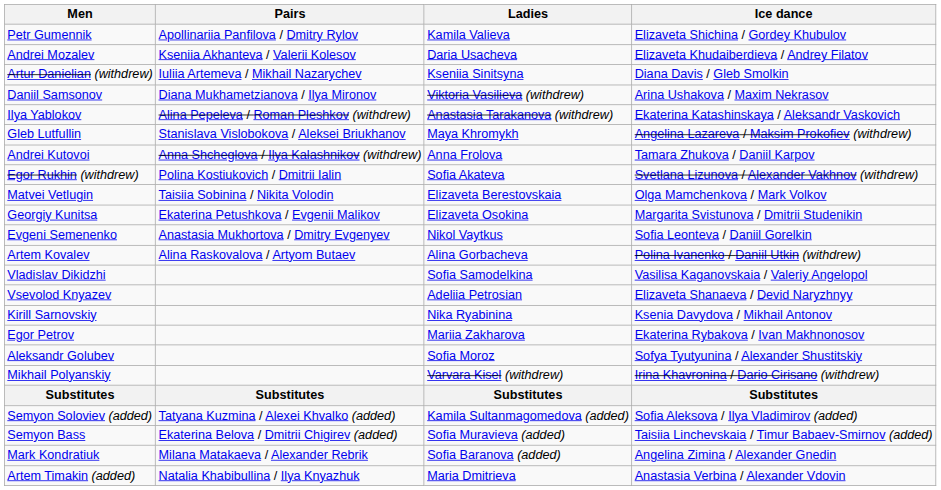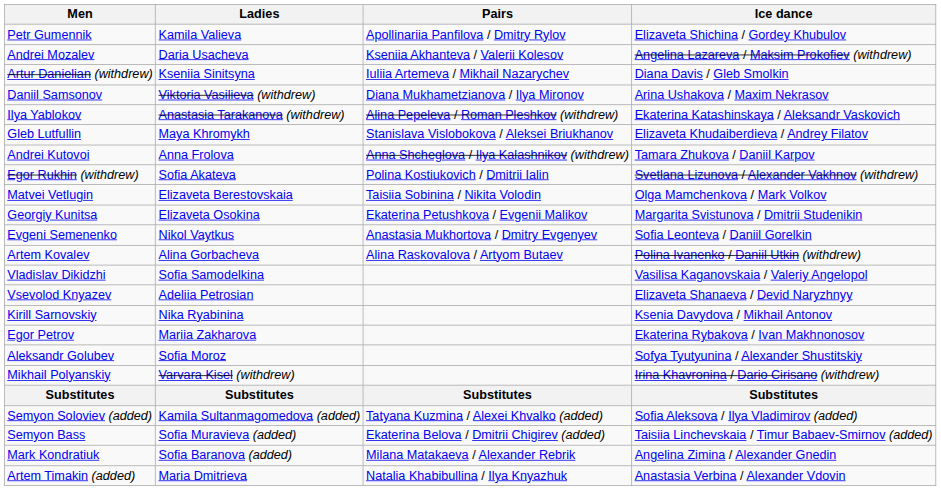columns swapped: (528, 14) <-> (290, 14)
(751, 54) Elizaveta Khudaiberdieva / Andrey Filatov -> (773, 54) Angelina Lazareva / Maksim Prokofiev (withdrew)
(773, 134) Angelina Lazareva / Maksim Prokofiev (withdrew) -> (751, 134) Elizaveta Khudaiberdieva / Andrey Filatov
